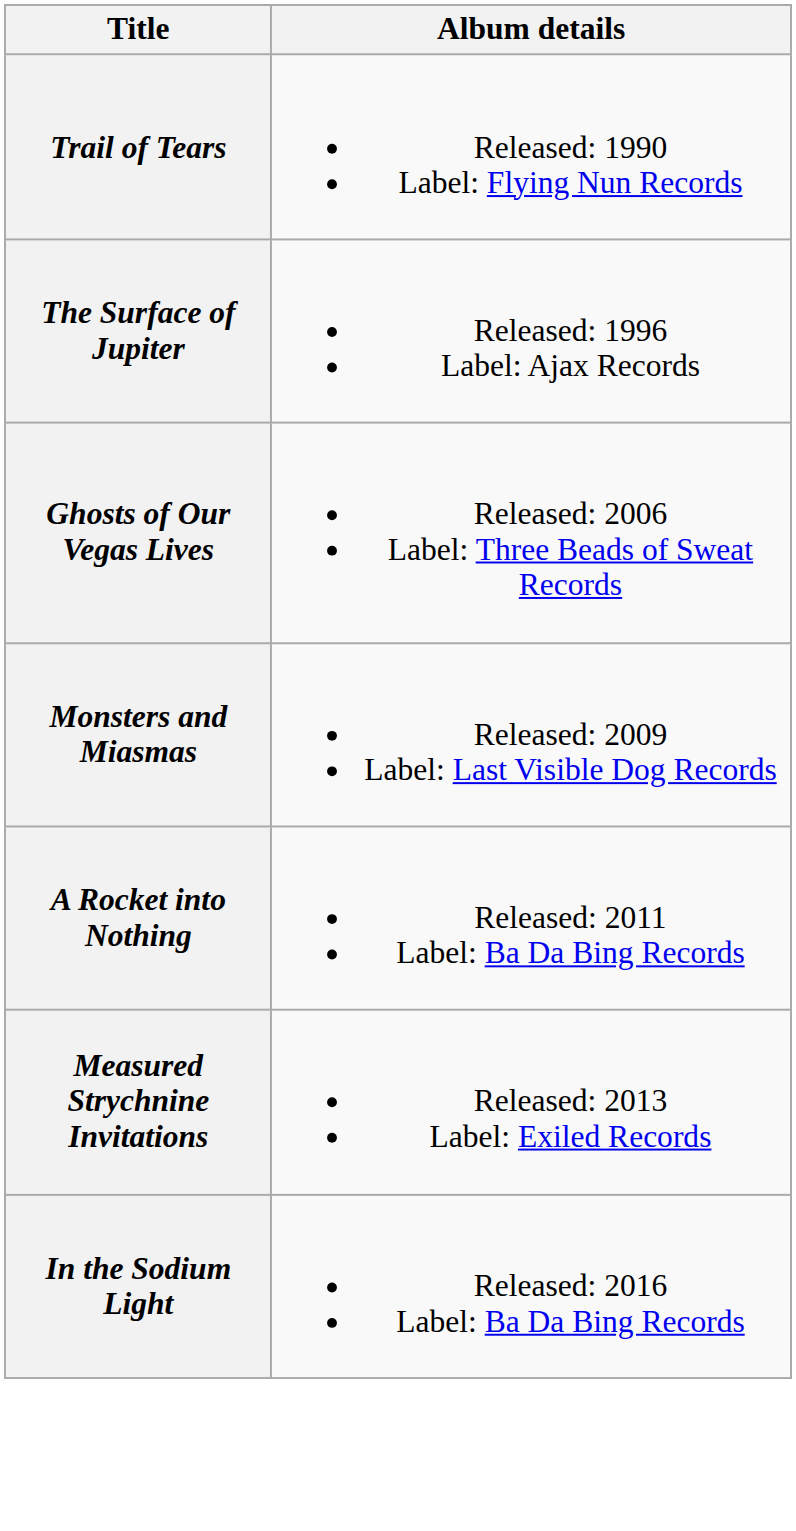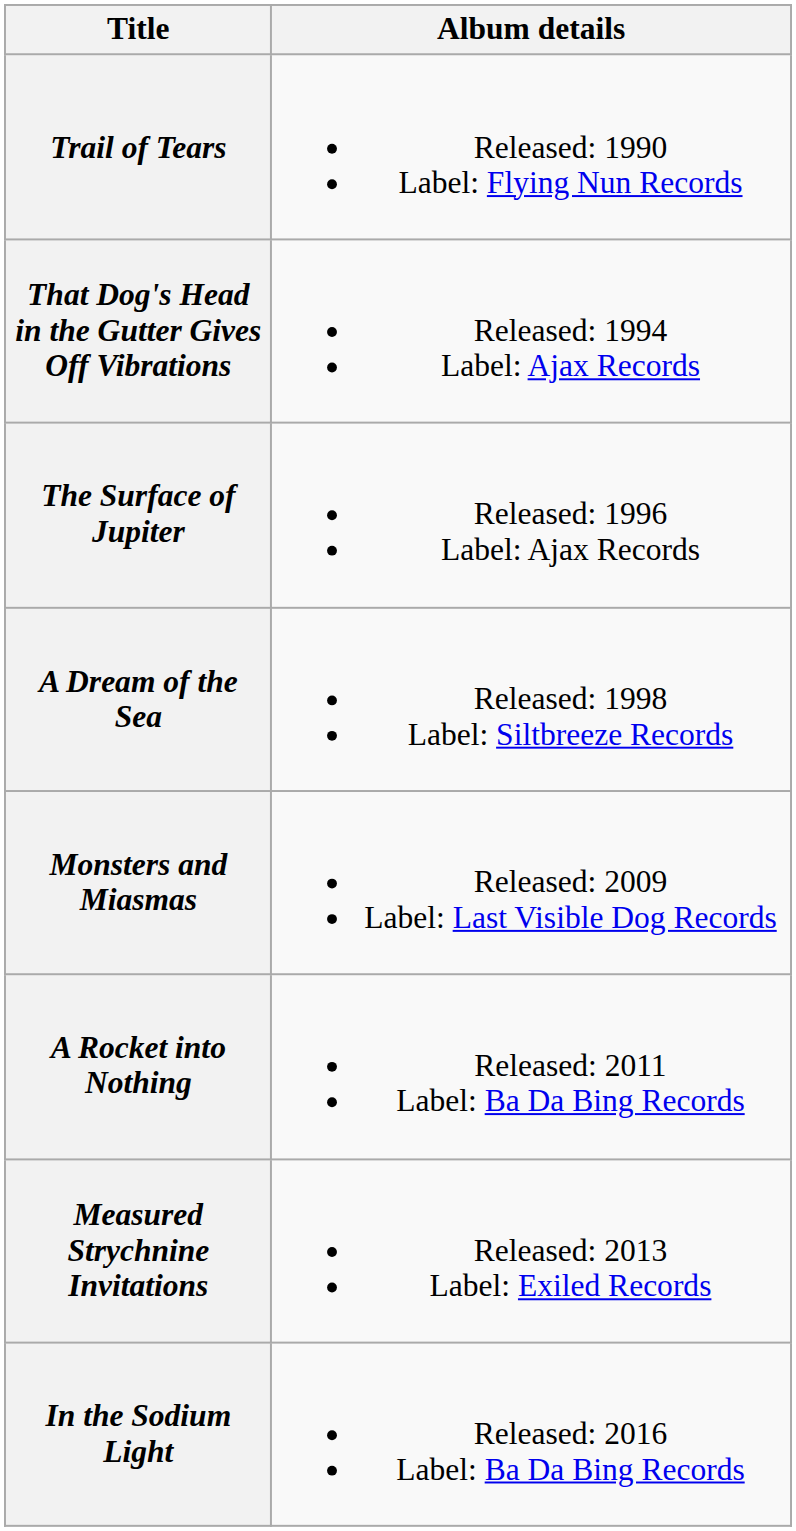+ row: (138, 330)
+ row: (138, 698)
- row: (138, 532)
